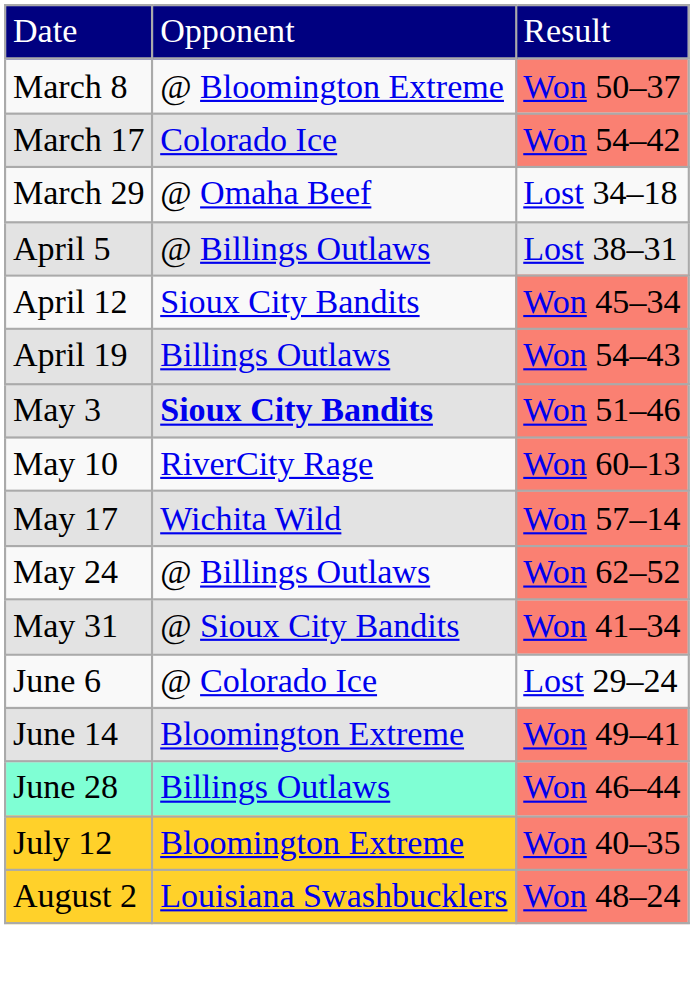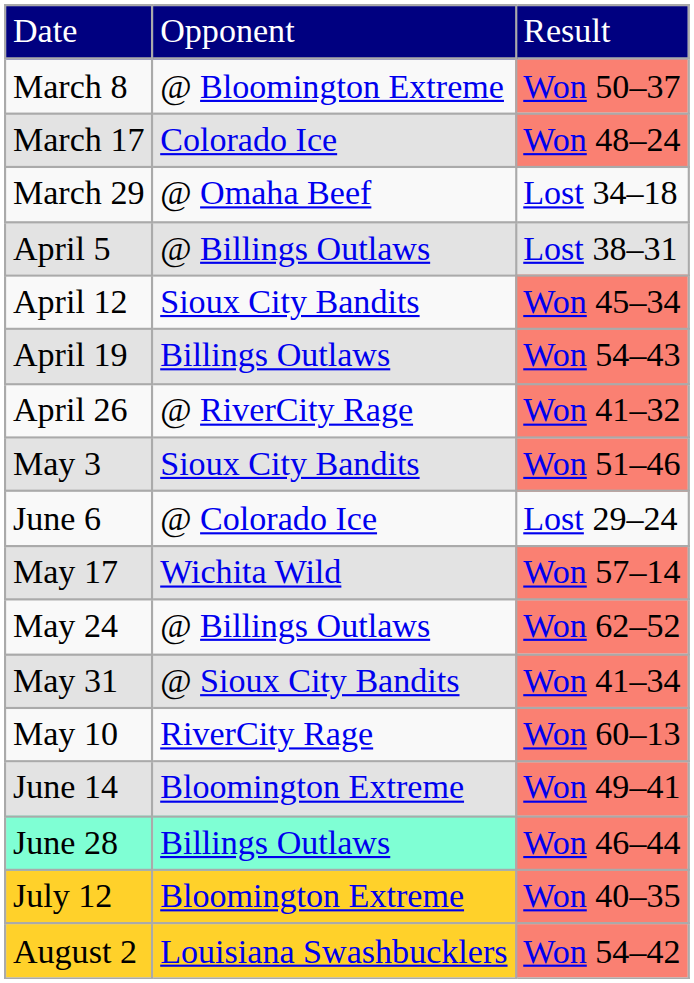(602, 139) Won 54–42 -> (602, 139) Won 48–24
+ row: (70, 409)
(297, 409) bold -> (290, 463) normal
rows swapped: (65, 463) <-> (57, 680)
(602, 896) Won 48–24 -> (602, 950) Won 54–42
